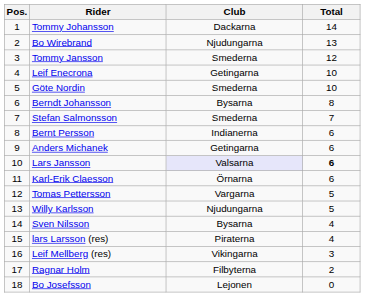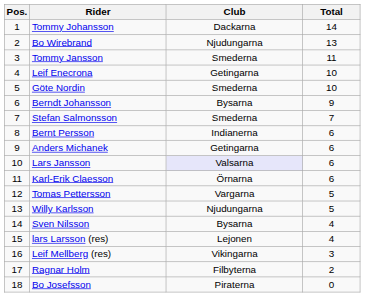(331, 57) 12 -> (331, 57) 11
(331, 103) 8 -> (331, 103) 9
(331, 163) bold -> (331, 163) normal
(235, 239) Piraterna -> (235, 239) Lejonen
(235, 284) Lejonen -> (235, 284) Piraterna
